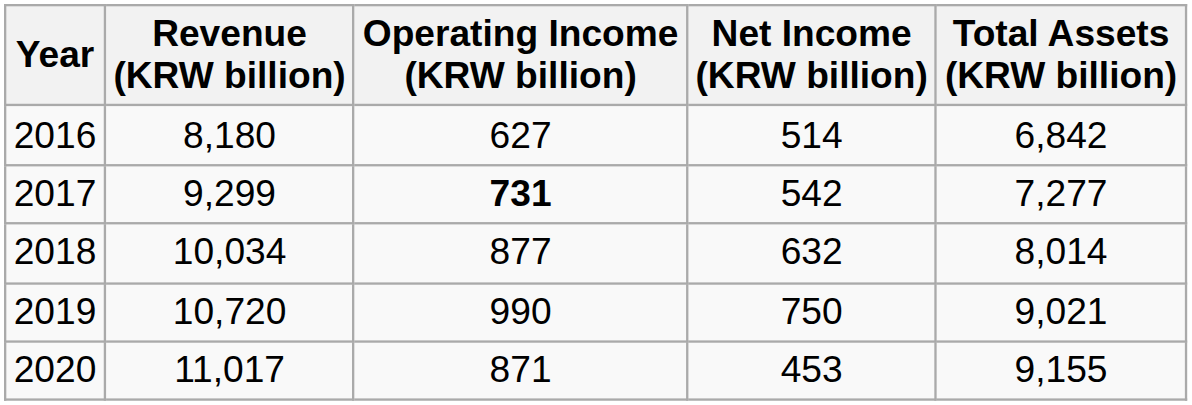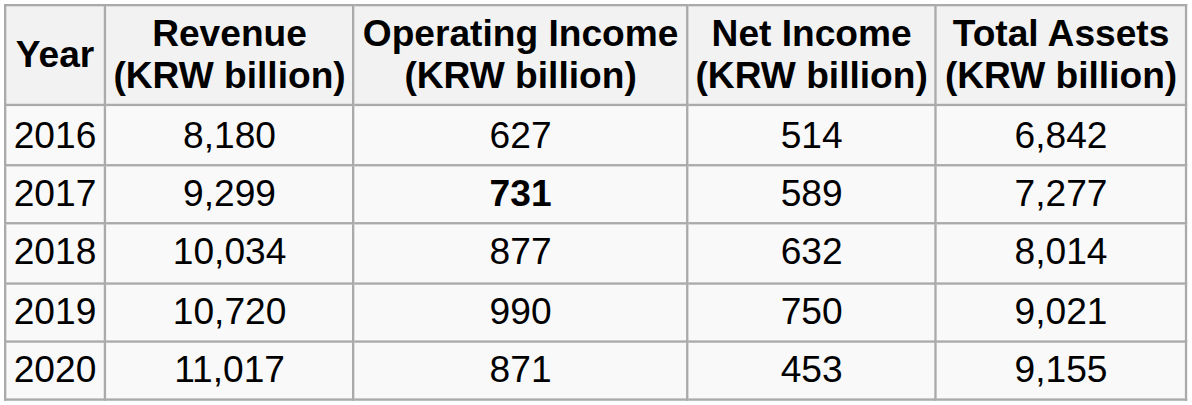(812, 193) 542 -> (812, 193) 589
